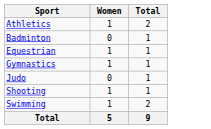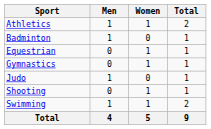+ column: (109, 11)
